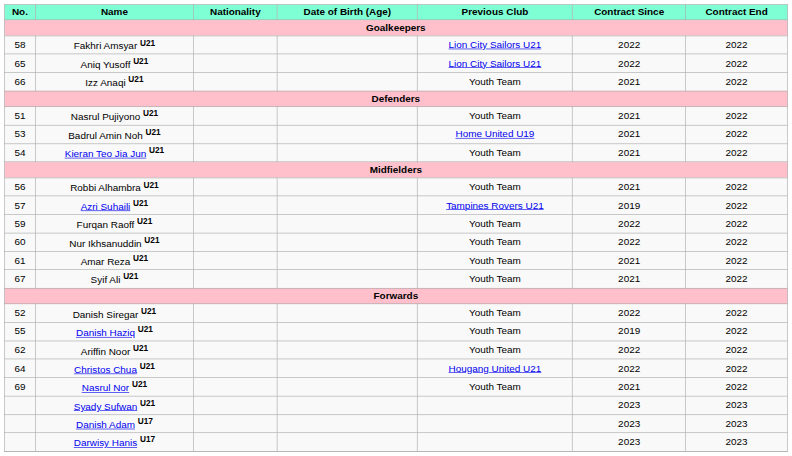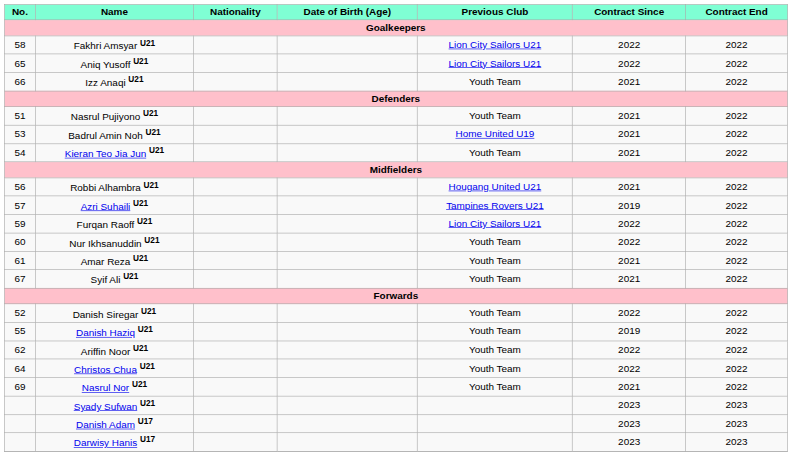(495, 187) Youth Team -> (495, 187) Hougang United U21
(495, 223) Youth Team -> (495, 223) Lion City Sailors U21
(495, 368) Hougang United U21 -> (495, 368) Youth Team
